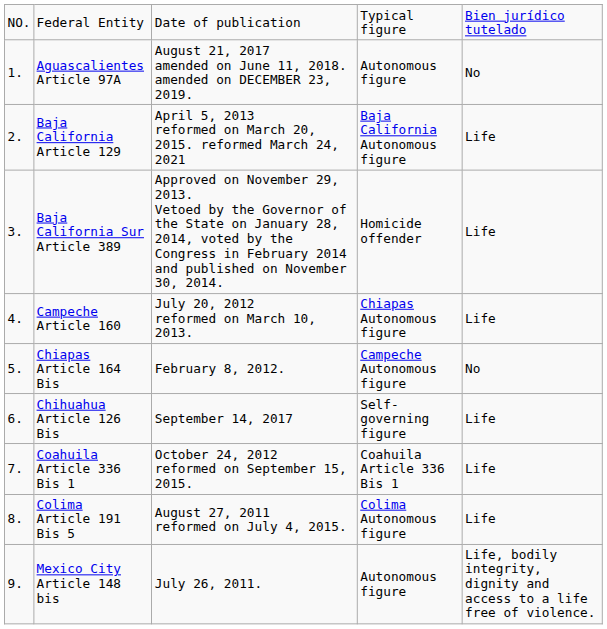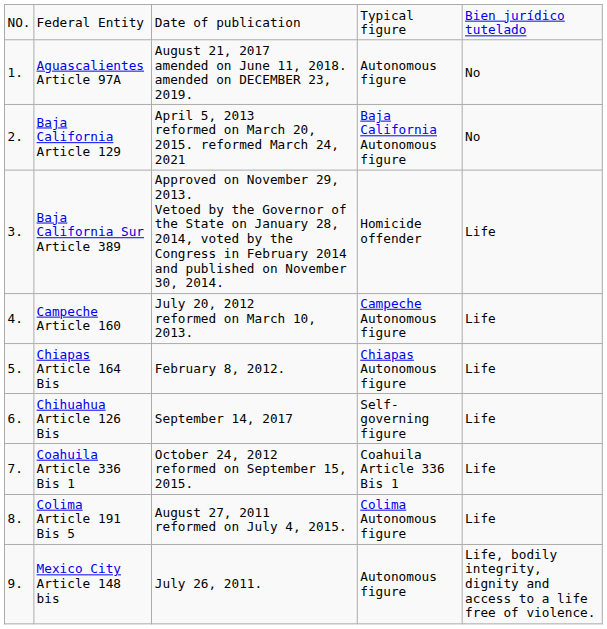(480, 137) Life -> (473, 137) No
(399, 318) Chiapas Autonomous figure -> (399, 318) Campeche Autonomous figure
(399, 369) Campeche Autonomous figure -> (399, 369) Chiapas Autonomous figure
(473, 369) No -> (480, 369) Life
